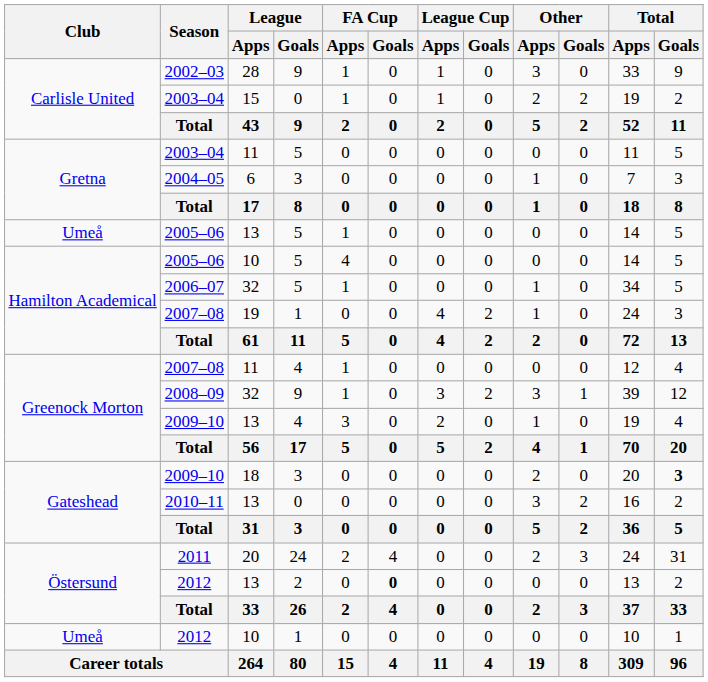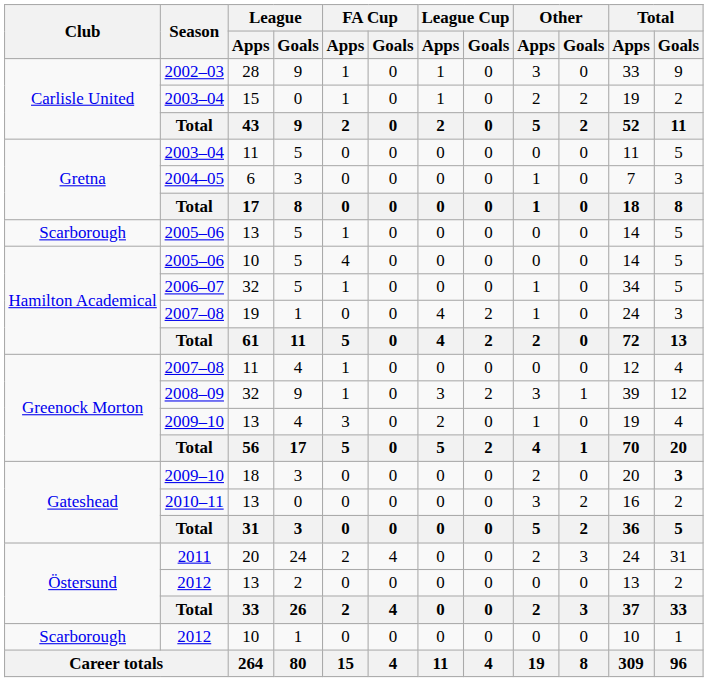(83, 233) Umeå -> (83, 233) Scarborough
(393, 582) bold -> (393, 582) normal
(83, 636) Umeå -> (83, 636) Scarborough
